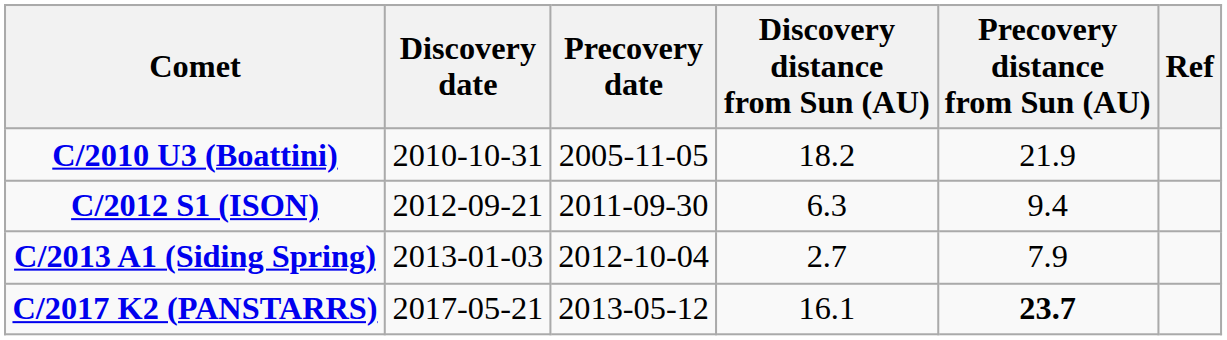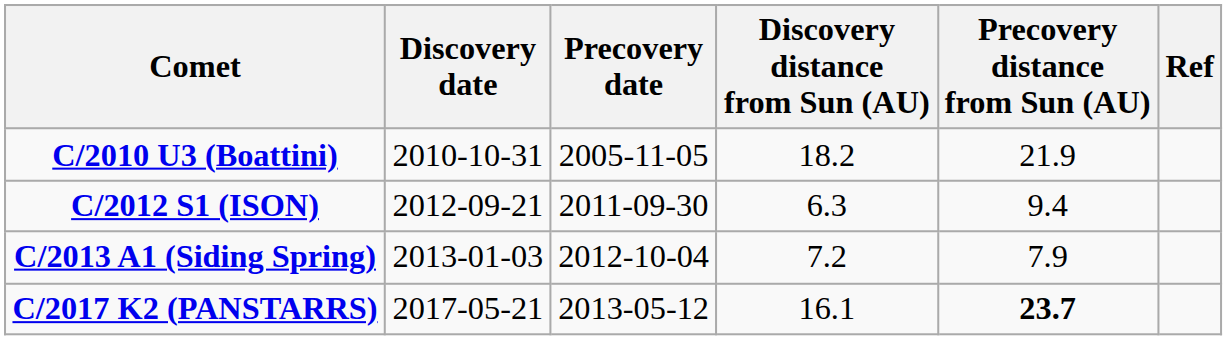(827, 256) 2.7 -> (827, 256) 7.2
